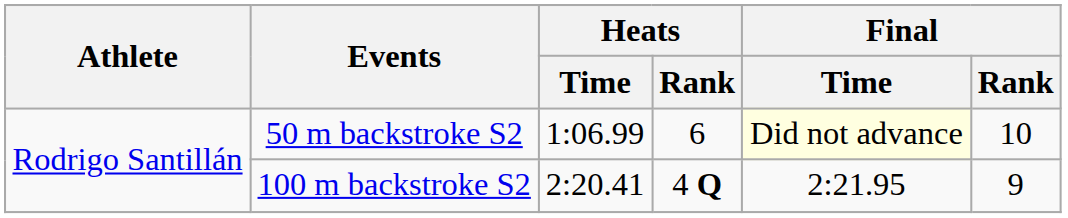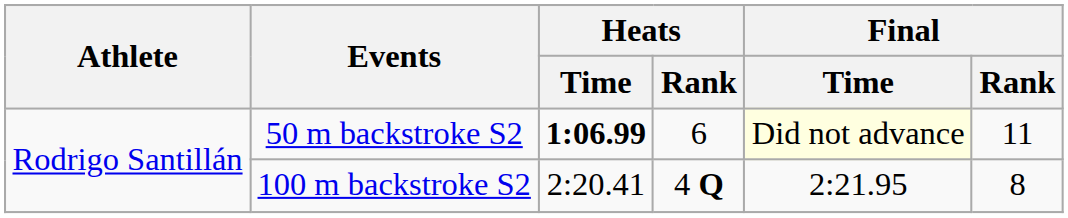(595, 133) normal -> (596, 133) bold
(1016, 133) 10 -> (1018, 133) 11
(1016, 184) 9 -> (1018, 184) 8
